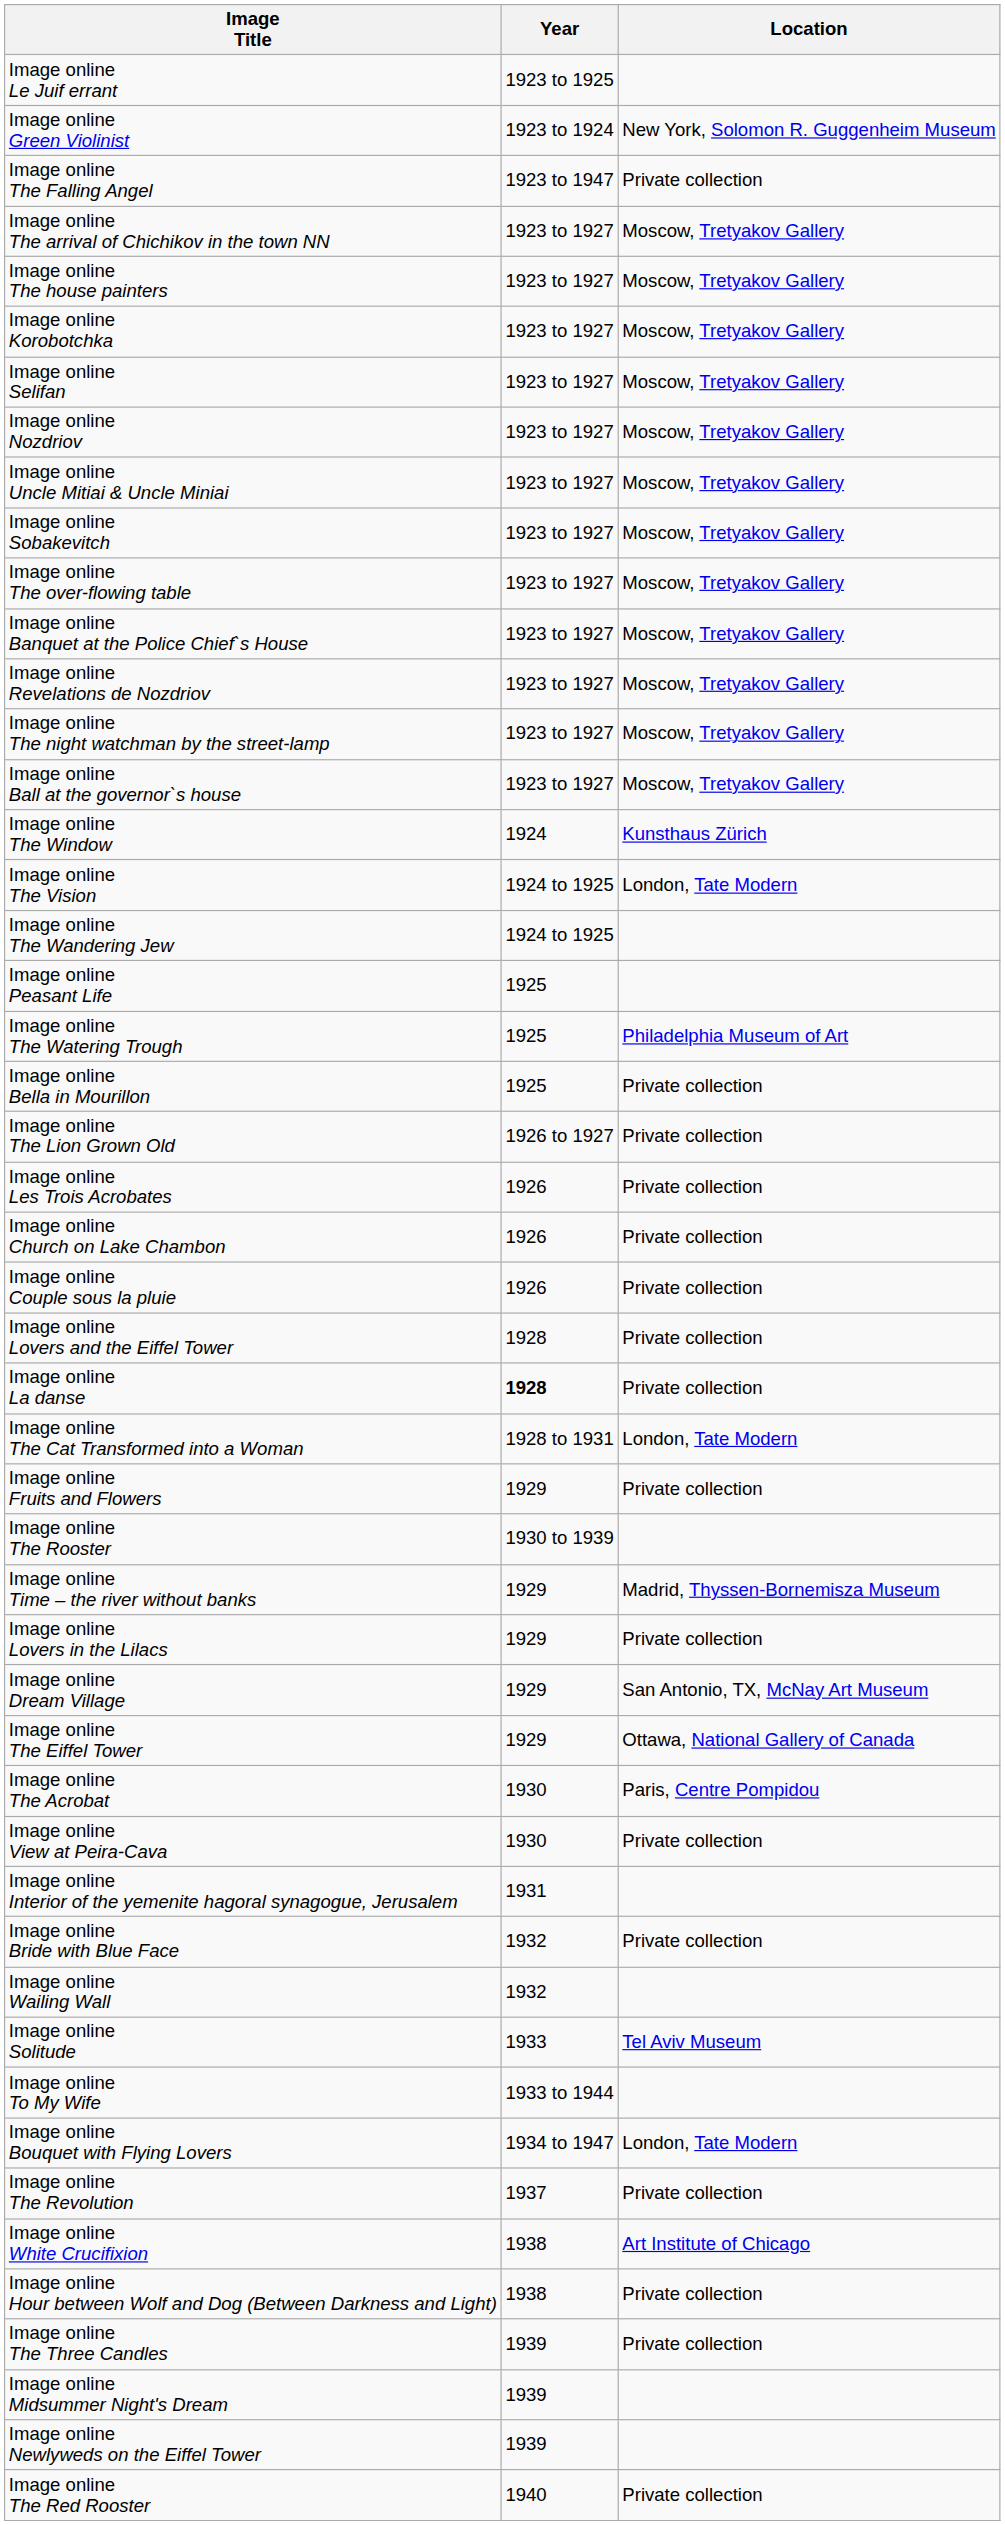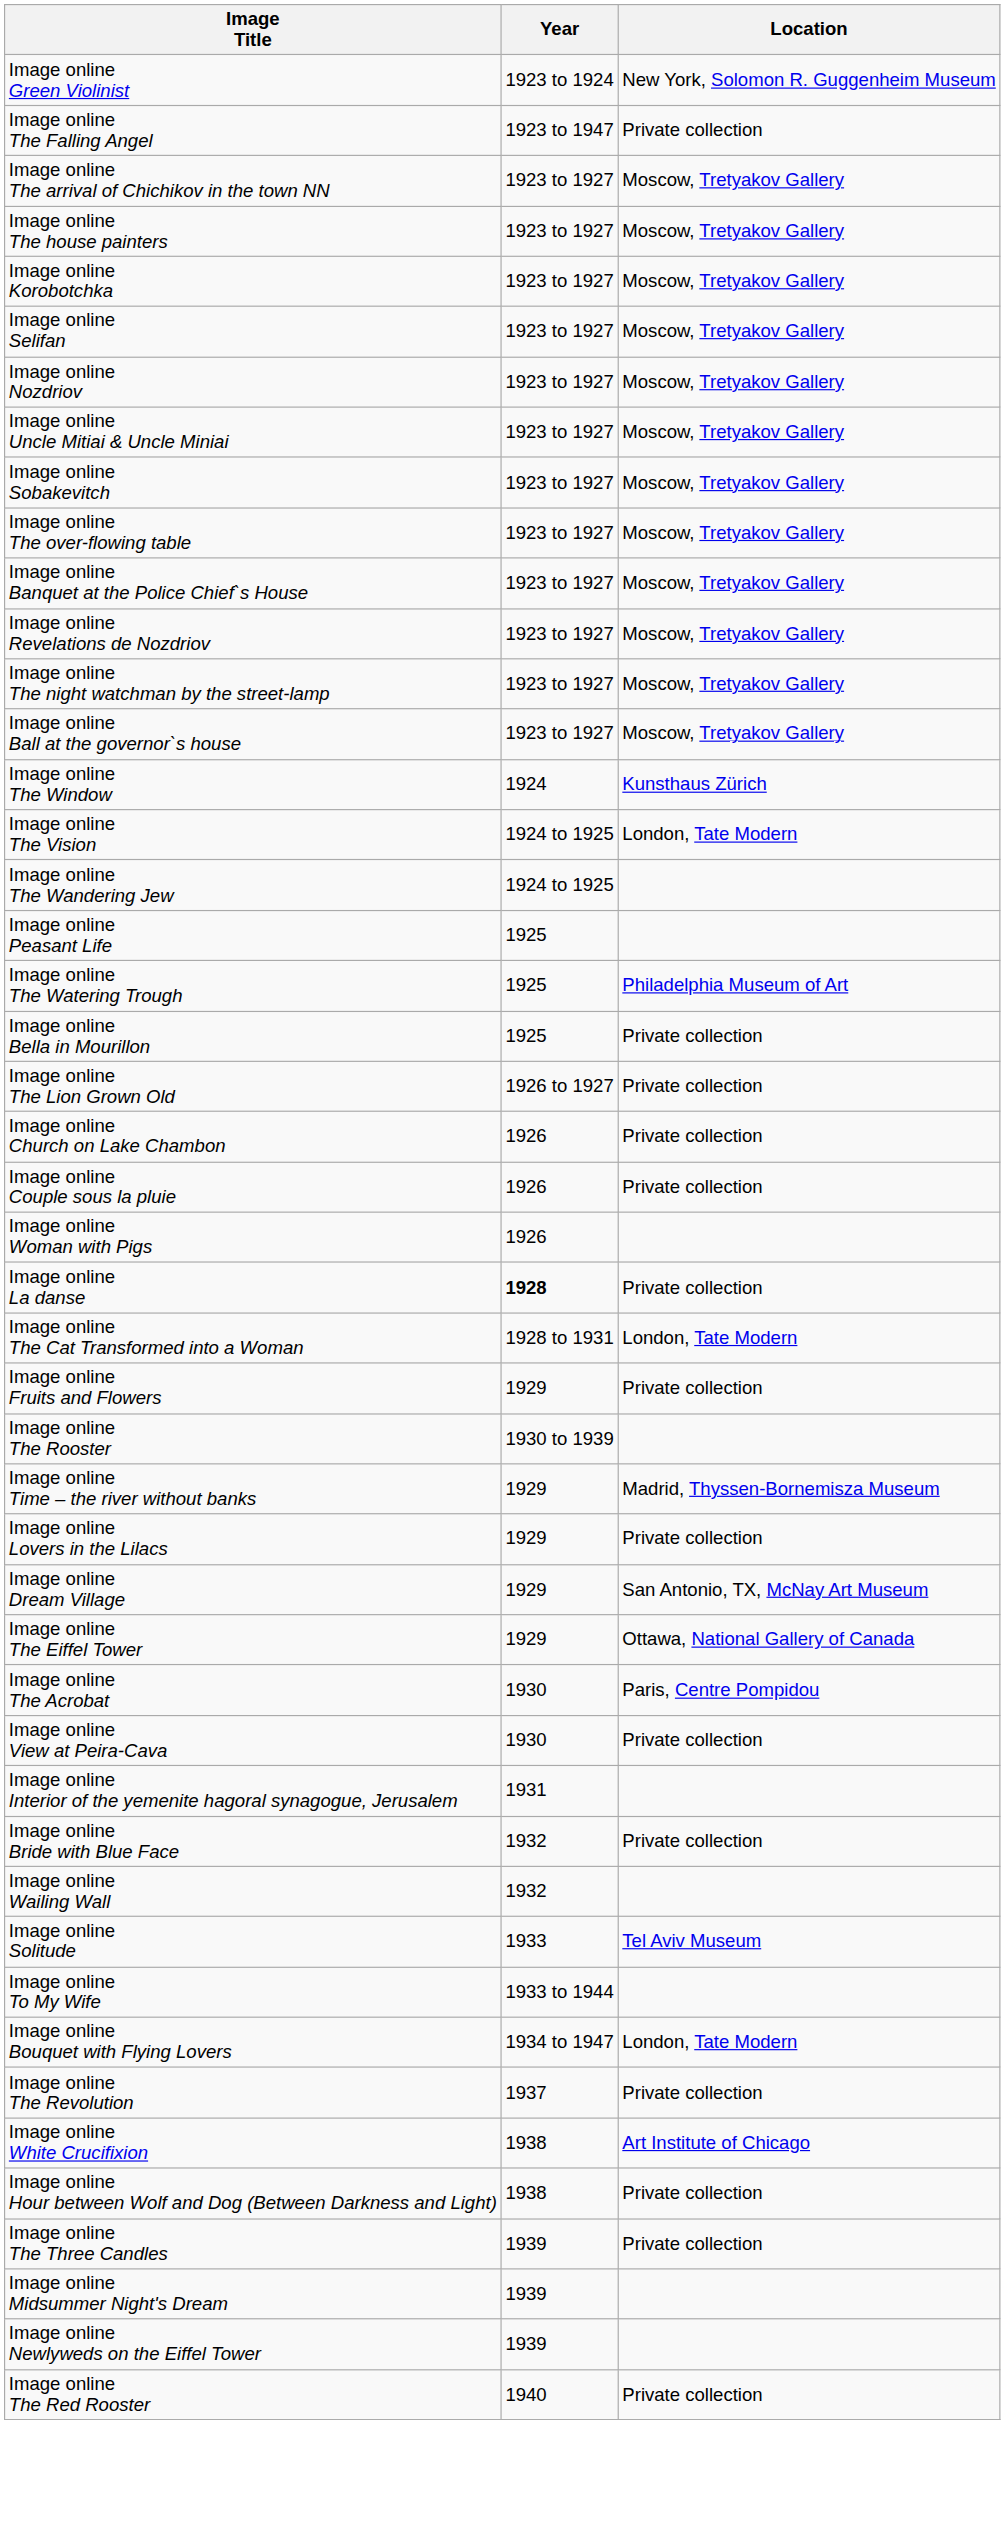- row: (63, 79)
- row: (90, 1186)
+ row: (81, 1237)
- row: (121, 1337)
